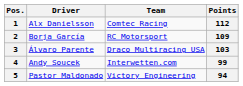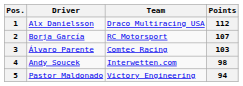(137, 24) Comtec Racing -> (156, 24) Draco Multiracing USA
(222, 37) 109 -> (222, 37) 107
(156, 49) Draco Multiracing USA -> (137, 49) Comtec Racing
(222, 62) 99 -> (222, 62) 98
